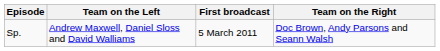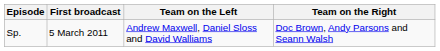columns swapped: (235, 12) <-> (121, 12)
